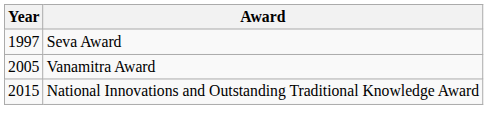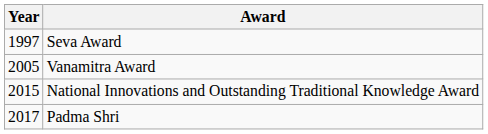+ row: (83, 116)
